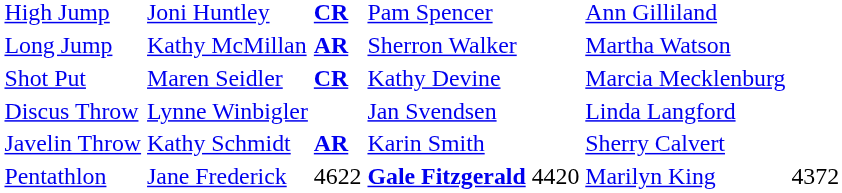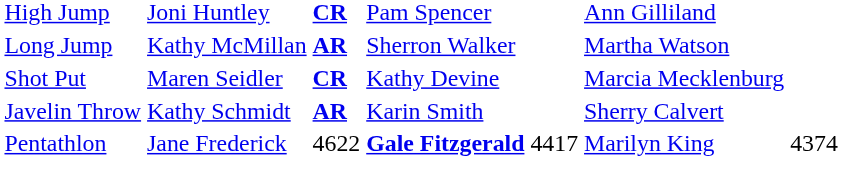- row: (71, 110)
(555, 176) 4420 -> (554, 143) 4417
(815, 176) 4372 -> (814, 143) 4374
